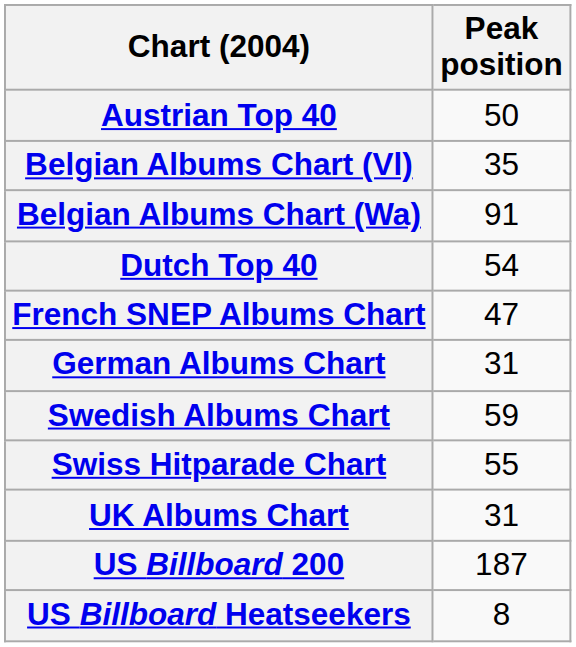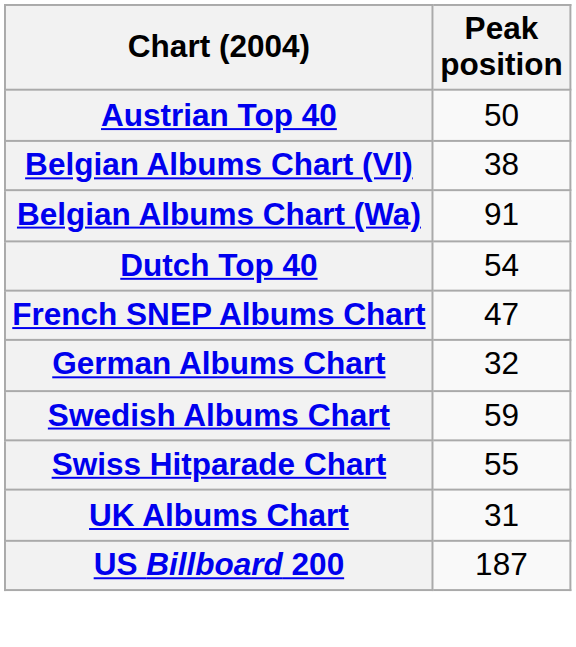(501, 164) 35 -> (501, 164) 38
(501, 364) 31 -> (501, 364) 32
- row: (219, 614)
